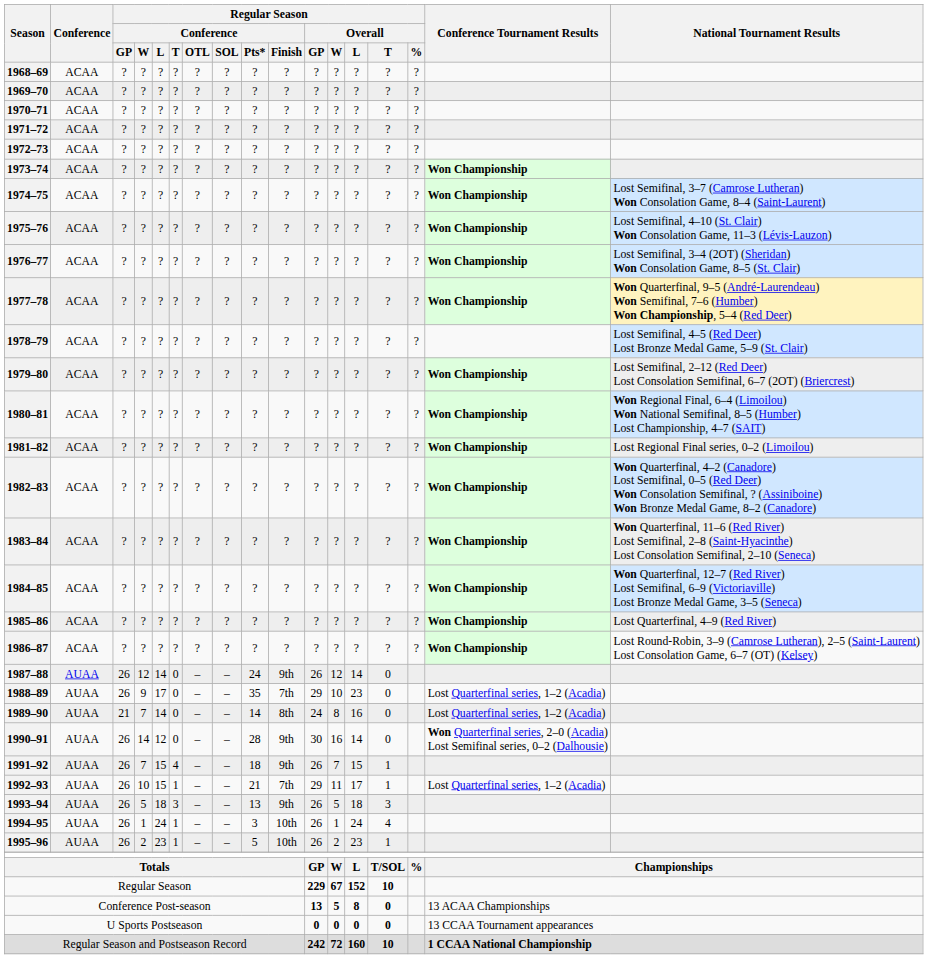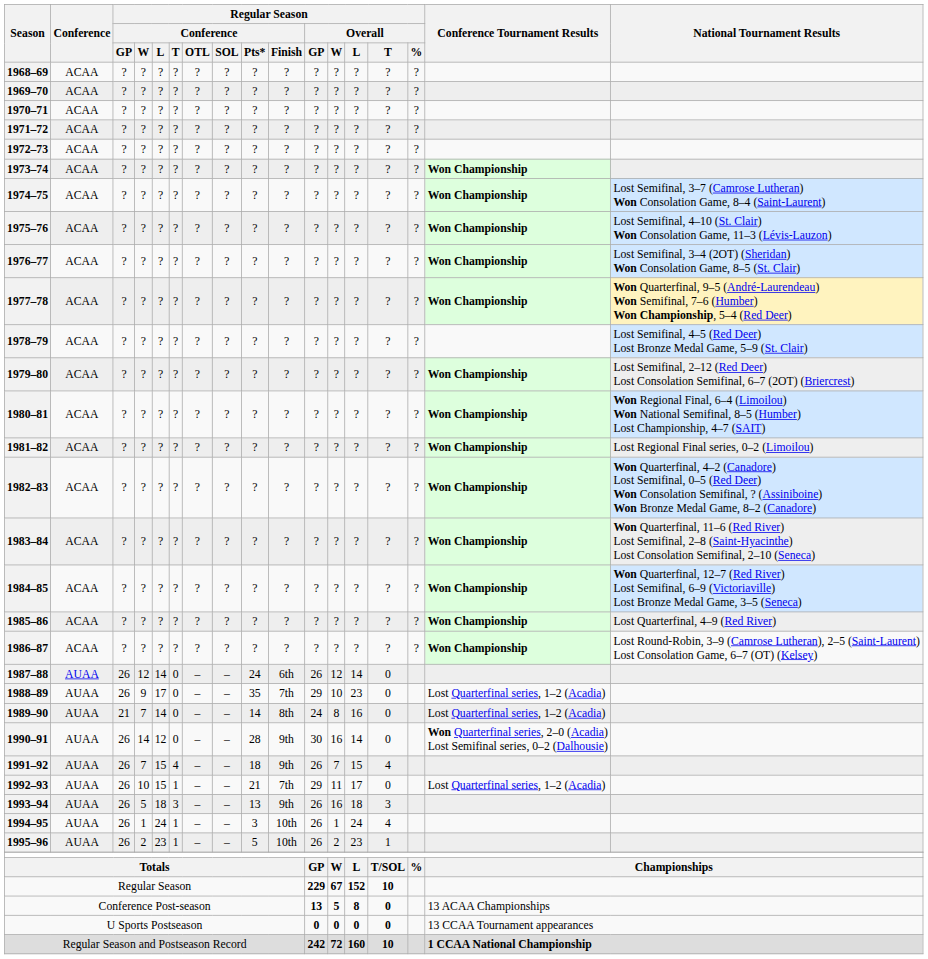(286, 674) 9th -> (286, 674) 6th
(388, 765) 1 -> (388, 765) 4
(388, 784) 1 -> (388, 784) 0
(336, 804) 5 -> (336, 804) 16
